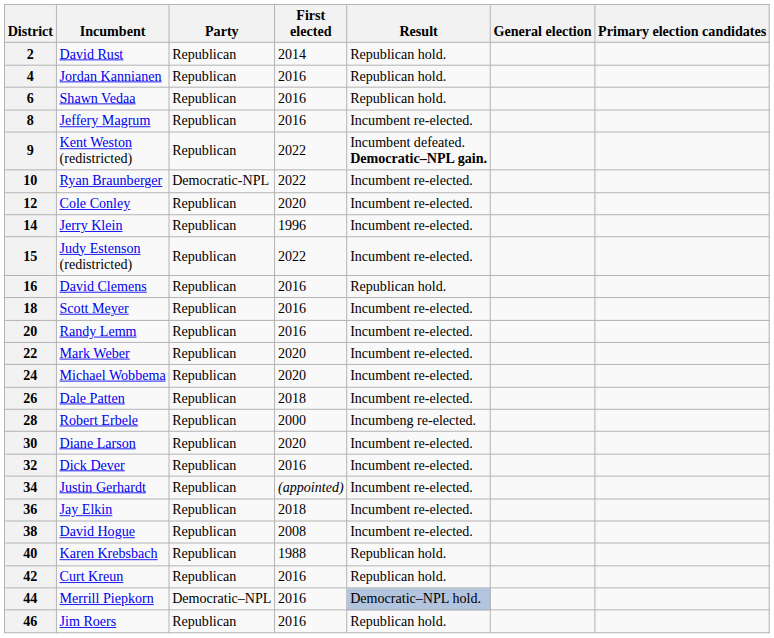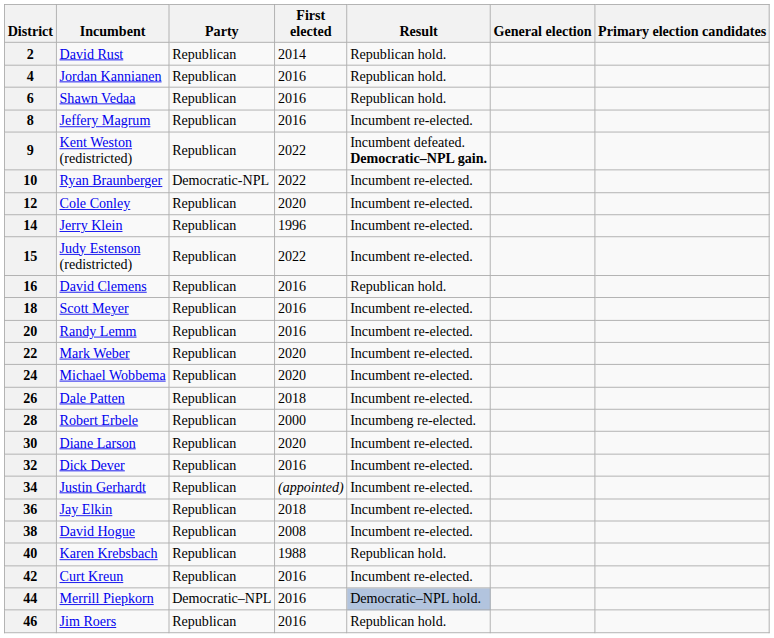(398, 576) Republican hold. -> (412, 576) Incumbent re-elected.
